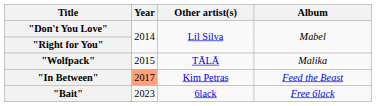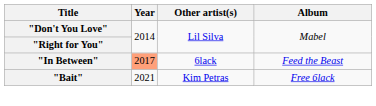- row: (68, 61)
(206, 77) Kim Petras -> (206, 61) 6lack
(145, 93) 2023 -> (145, 77) 2021
(206, 93) 6lack -> (206, 77) Kim Petras
